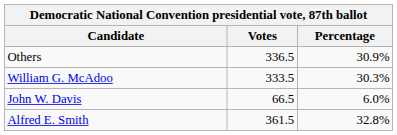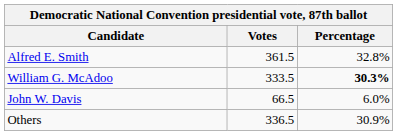rows swapped: (48, 120) <-> (24, 57)
(373, 78) normal -> (372, 78) bold
